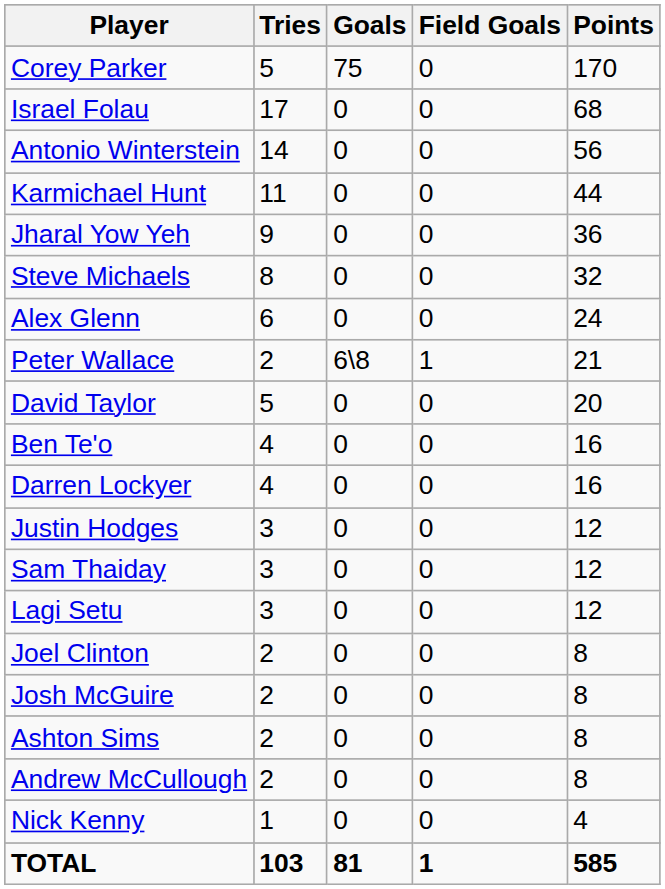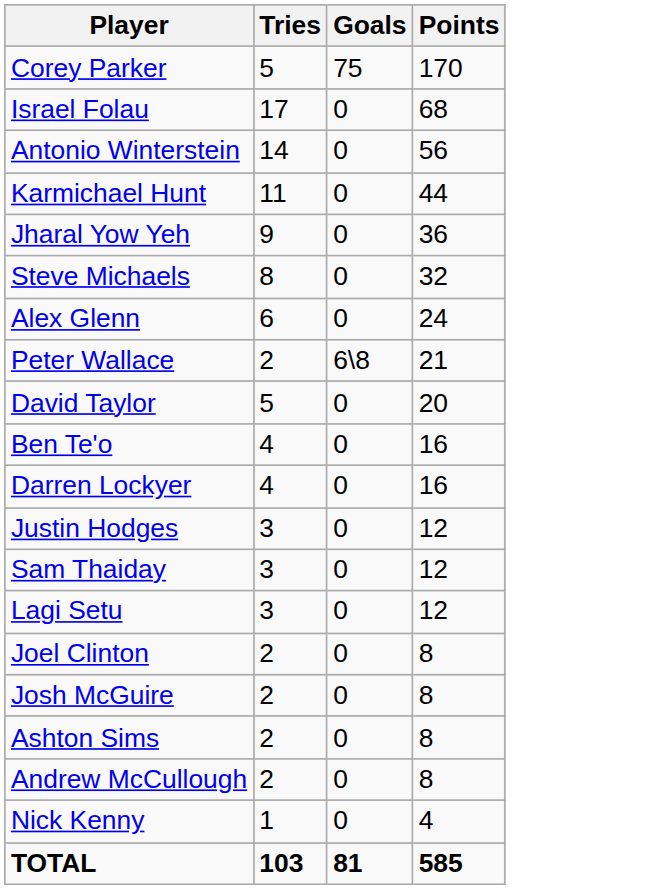- column: (490, 25)
